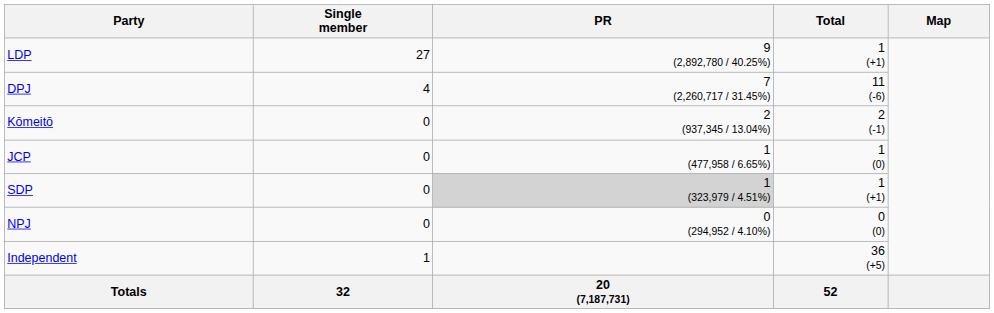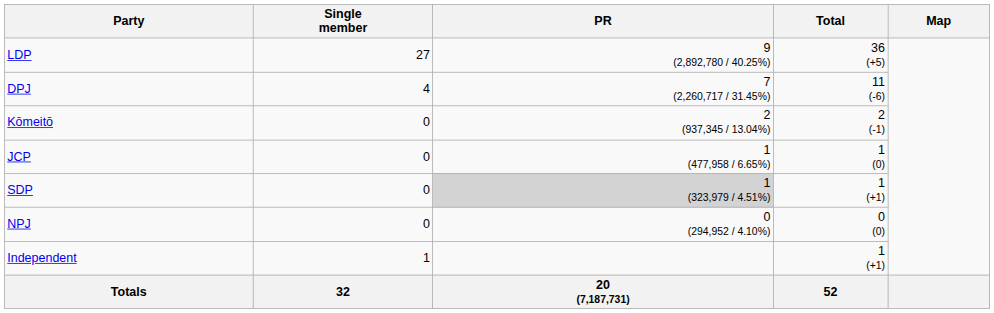(876, 55) 1 (+1) -> (876, 55) 36 (+5)
(876, 258) 36 (+5) -> (876, 258) 1 (+1)
